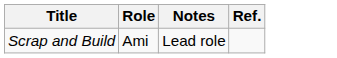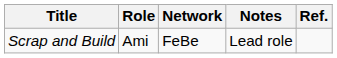+ column: (192, 16)
